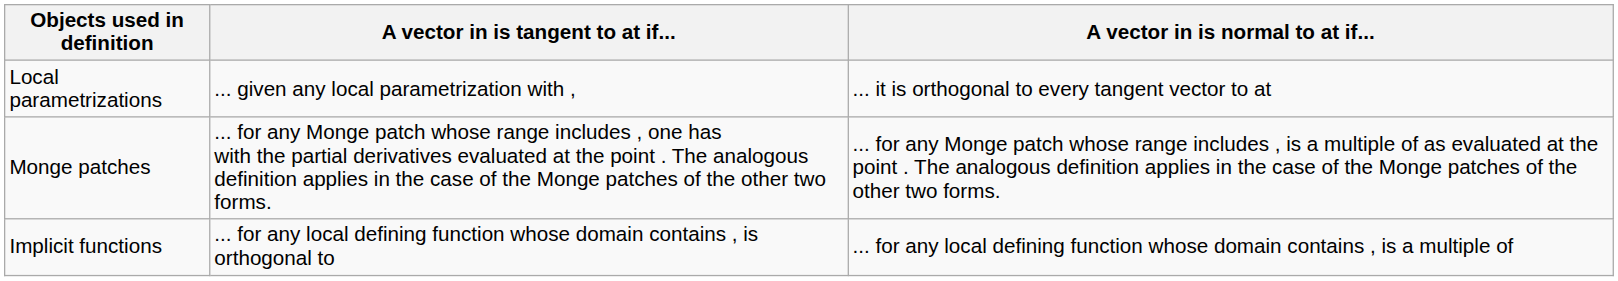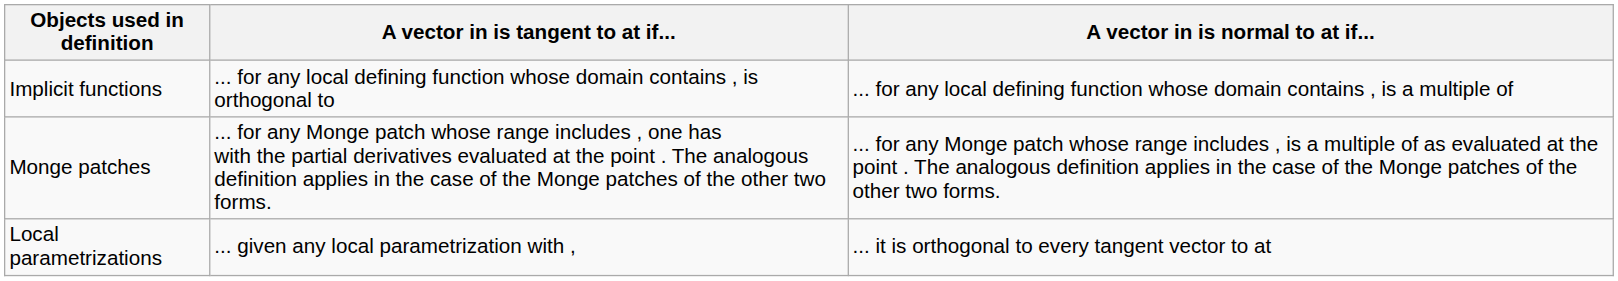rows swapped: (86, 88) <-> (86, 246)
